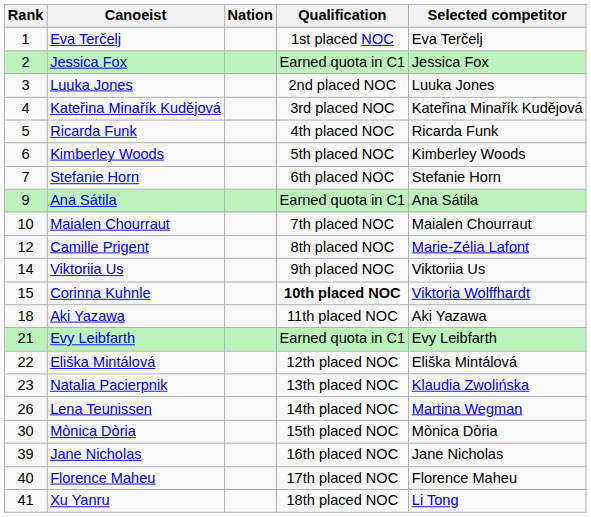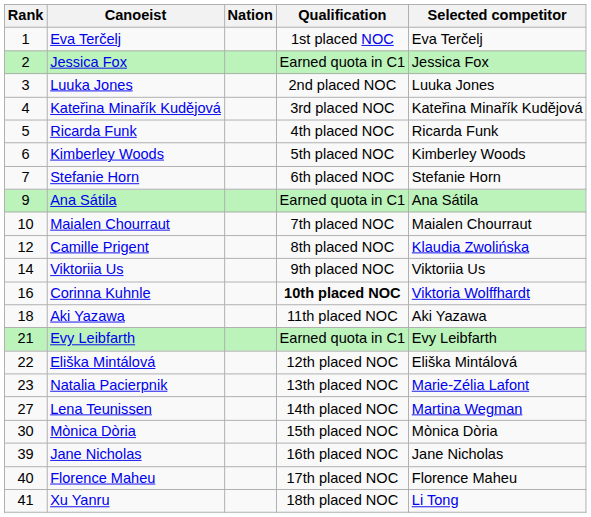(470, 246) Marie-Zélia Lafont -> (470, 246) Klaudia Zwolińska
(26, 293) 15 -> (26, 293) 16
(470, 385) Klaudia Zwolińska -> (470, 385) Marie-Zélia Lafont
(26, 408) 26 -> (26, 408) 27
